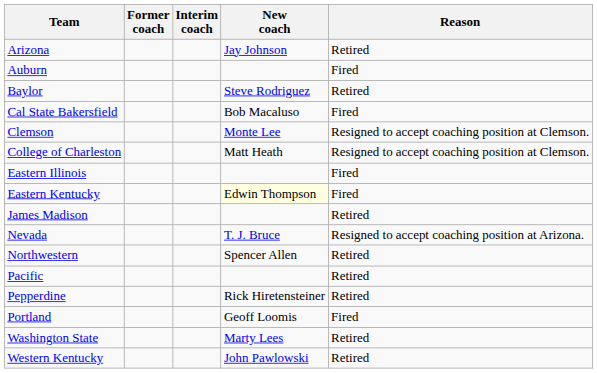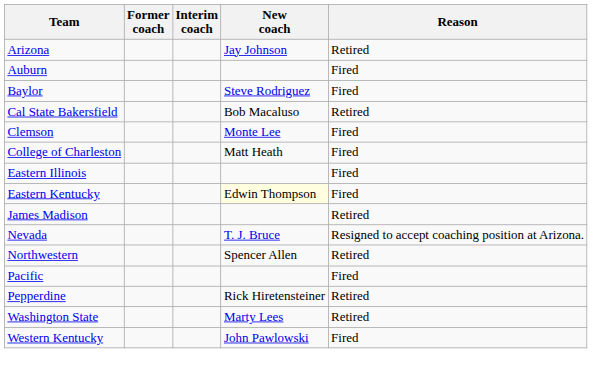(350, 91) Retired -> (345, 91) Fired
(345, 111) Fired -> (350, 111) Retired
(460, 132) Resigned to accept coaching position at Clemson. -> (345, 132) Fired
(460, 152) Resigned to accept coaching position at Clemson. -> (345, 152) Fired
(350, 276) Retired -> (345, 276) Fired
- row: (29, 317)
(350, 358) Retired -> (345, 337) Fired
